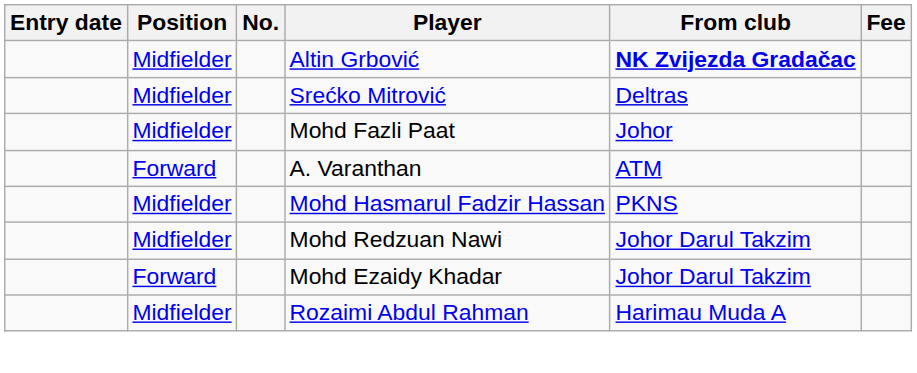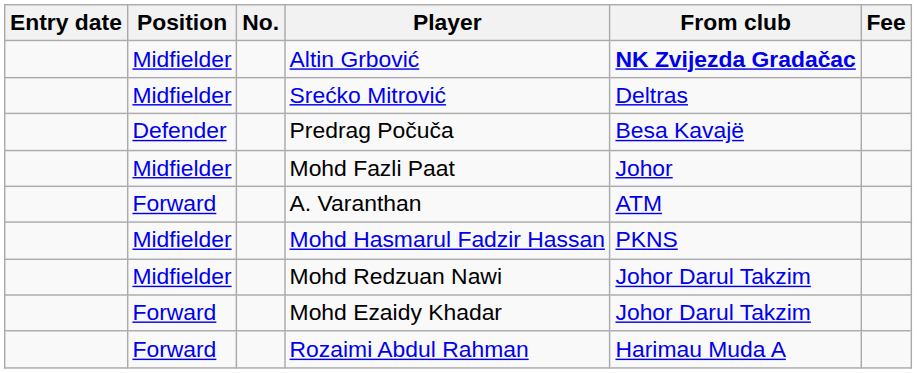+ row: (372, 131)
(182, 312) Midfielder -> (174, 349) Forward
